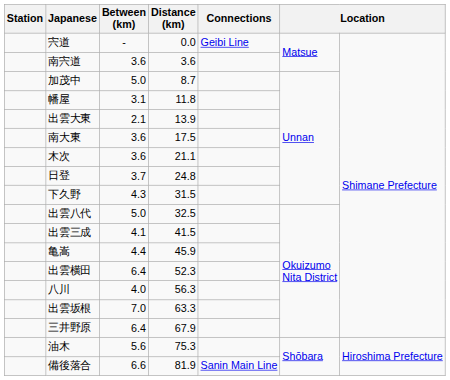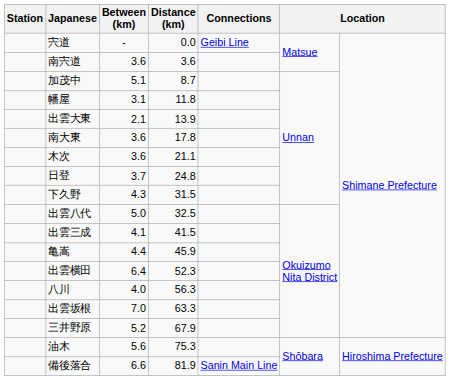(139, 81) 5.0 -> (139, 81) 5.1
(185, 138) 17.5 -> (185, 138) 17.8
(139, 328) 6.4 -> (139, 328) 5.2
